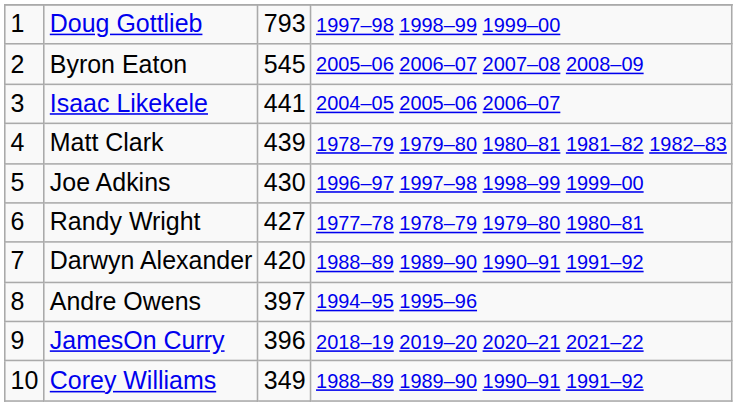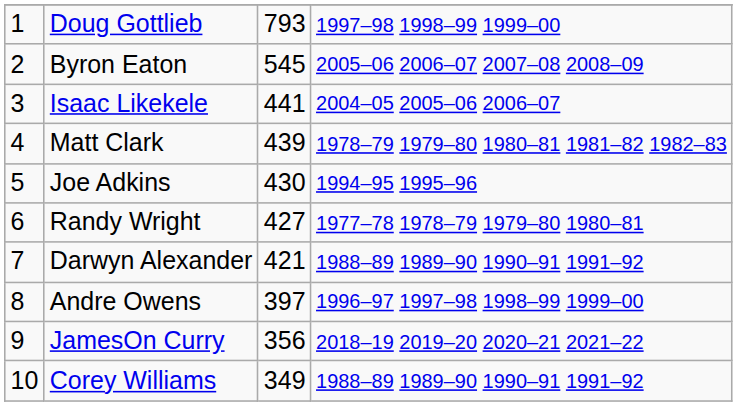(480, 183) 1996–97 1997–98 1998–99 1999–00 -> (397, 183) 1994–95 1995–96
(285, 261) 420 -> (285, 261) 421
(397, 302) 1994–95 1995–96 -> (480, 302) 1996–97 1997–98 1998–99 1999–00
(285, 340) 396 -> (285, 340) 356
